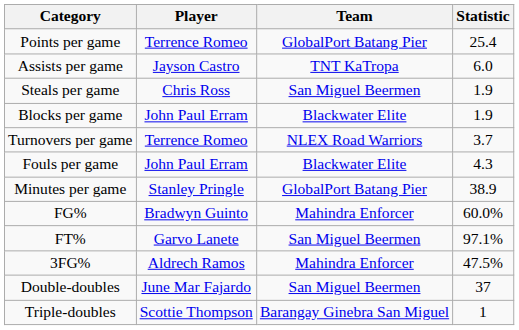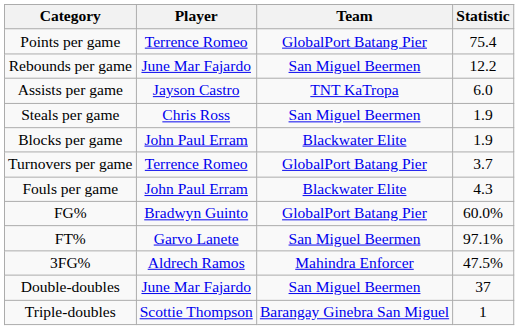(483, 41) 25.4 -> (483, 41) 75.4
+ row: (70, 66)
(355, 139) NLEX Road Warriors -> (355, 164) GlobalPort Batang Pier
- row: (70, 189)
(354, 213) Mahindra Enforcer -> (355, 213) GlobalPort Batang Pier
